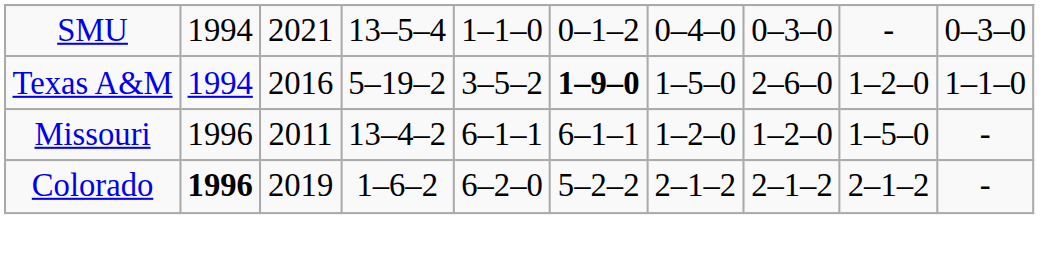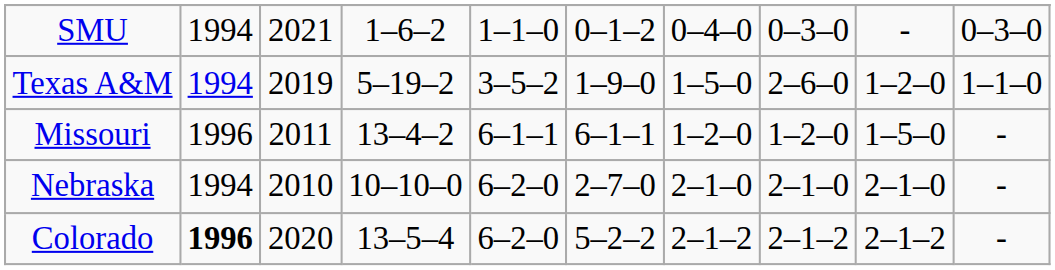(397, 30) 13–5–4 -> (405, 30) 1–6–2
(301, 82) 2016 -> (301, 82) 2019
(599, 82) bold -> (615, 82) normal
+ row: (93, 185)
(301, 185) 2019 -> (301, 237) 2020
(397, 185) 1–6–2 -> (405, 237) 13–5–4
